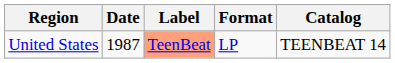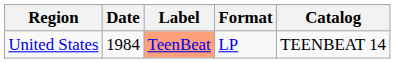(123, 44) 1987 -> (123, 44) 1984
